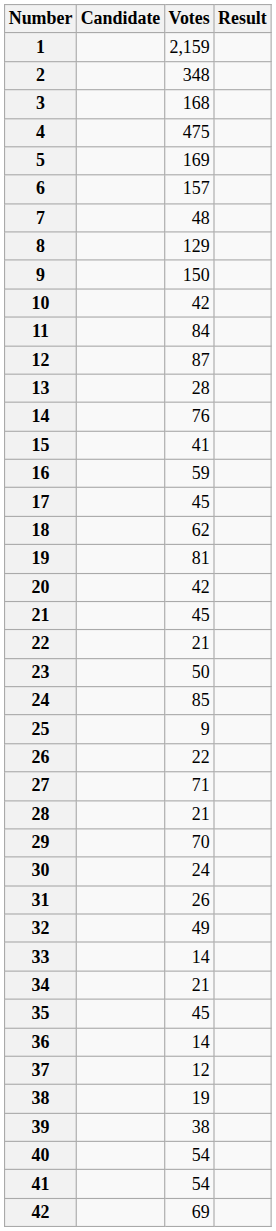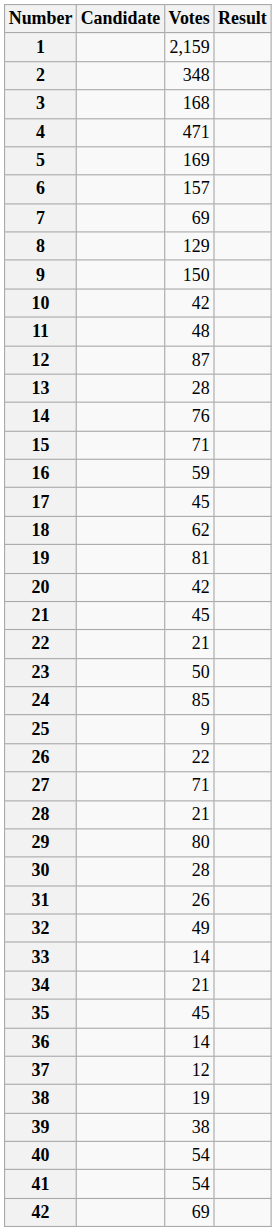(196, 132) 475 -> (196, 132) 471
(201, 217) 48 -> (201, 217) 69
(201, 331) 84 -> (201, 331) 48
(201, 445) 41 -> (201, 445) 71
(201, 842) 70 -> (201, 842) 80
(201, 871) 24 -> (201, 871) 28
